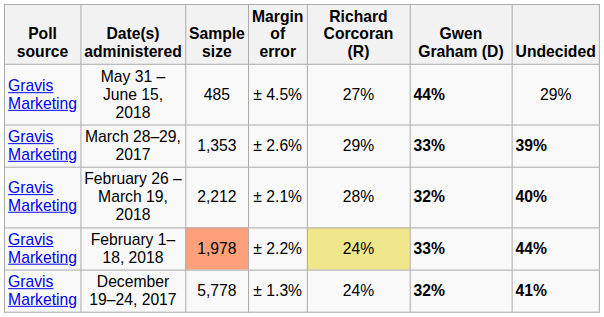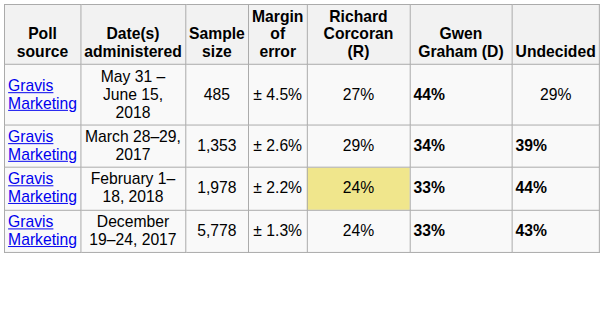(429, 146) 33% -> (429, 146) 34%
- row: (133, 197)
(217, 248) lightsalmon background -> (217, 188) no background
(429, 291) 32% -> (429, 231) 33%
(531, 291) 41% -> (531, 231) 43%
